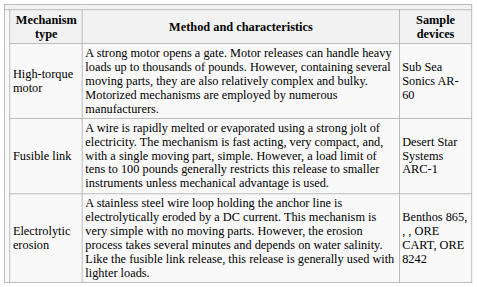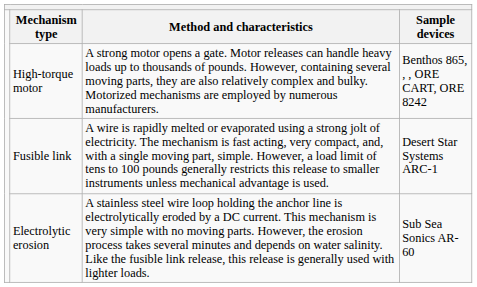(430, 81) Sub Sea Sonics AR-60 -> (435, 81) Benthos 865, , , ORE CART, ORE 8242
(435, 237) Benthos 865, , , ORE CART, ORE 8242 -> (430, 237) Sub Sea Sonics AR-60
